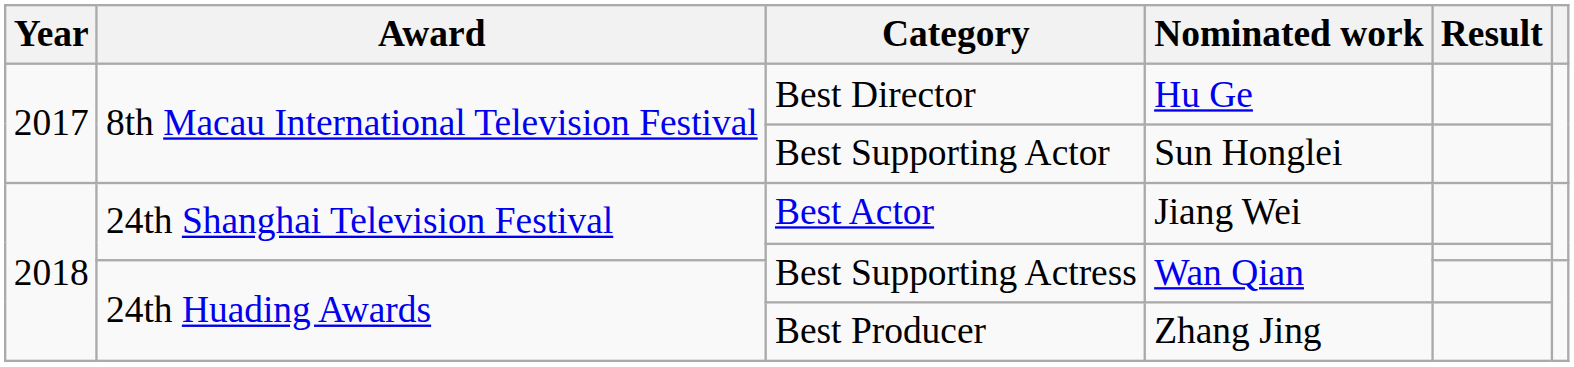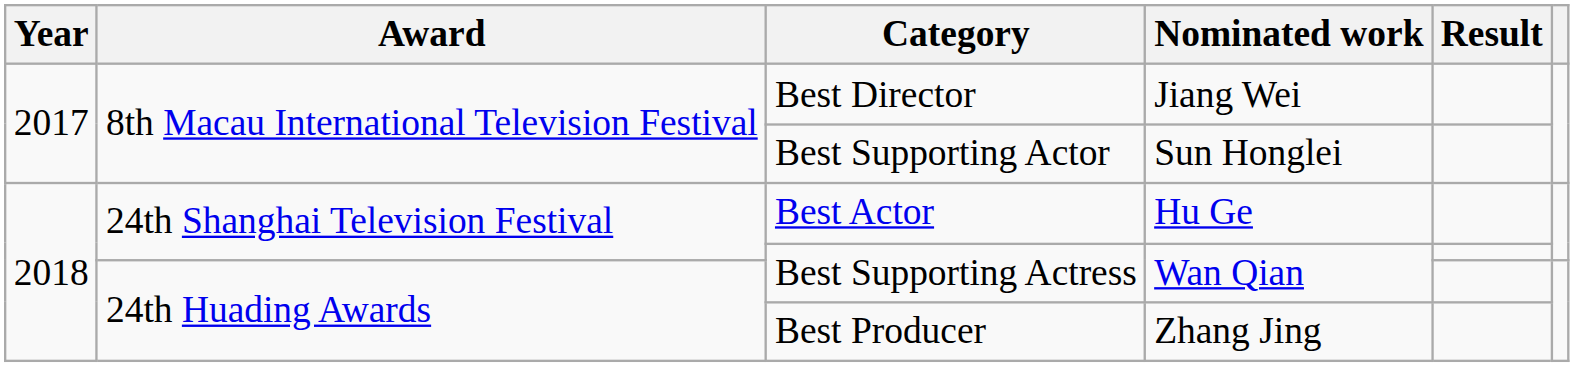(1204, 93) Hu Ge -> (1228, 93) Jiang Wei
(1228, 212) Jiang Wei -> (1204, 212) Hu Ge
